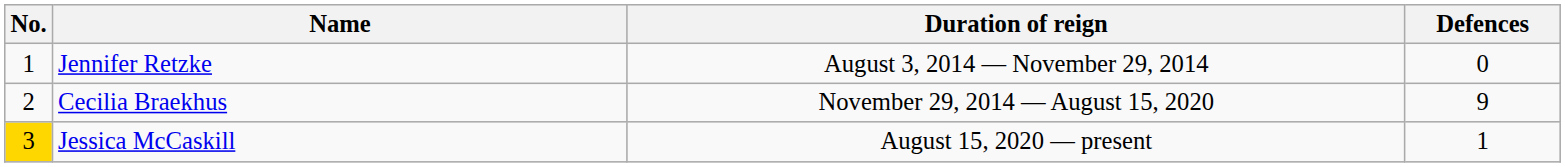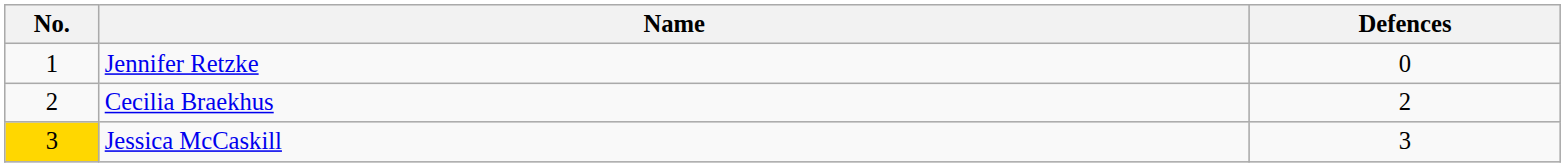- column: (1016, 24)
(1483, 102) 9 -> (1405, 102) 2
(1483, 141) 1 -> (1405, 141) 3
